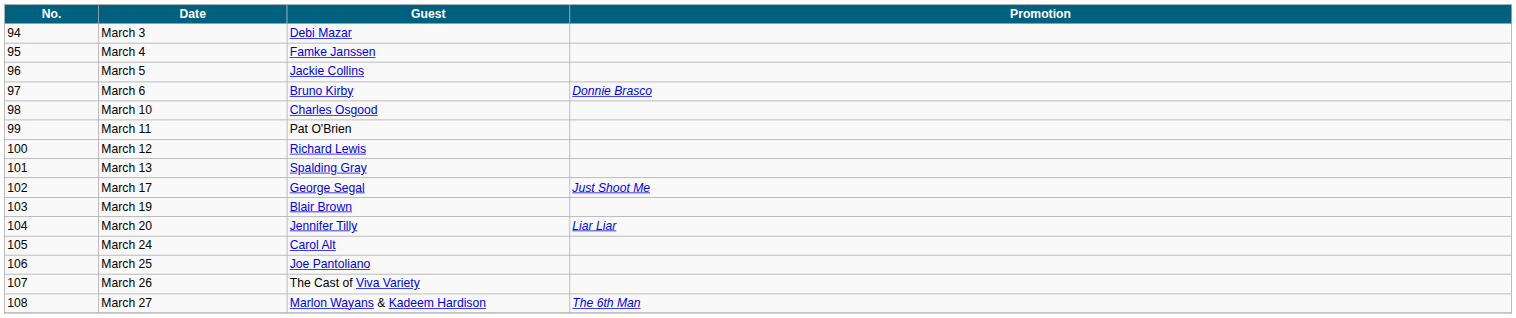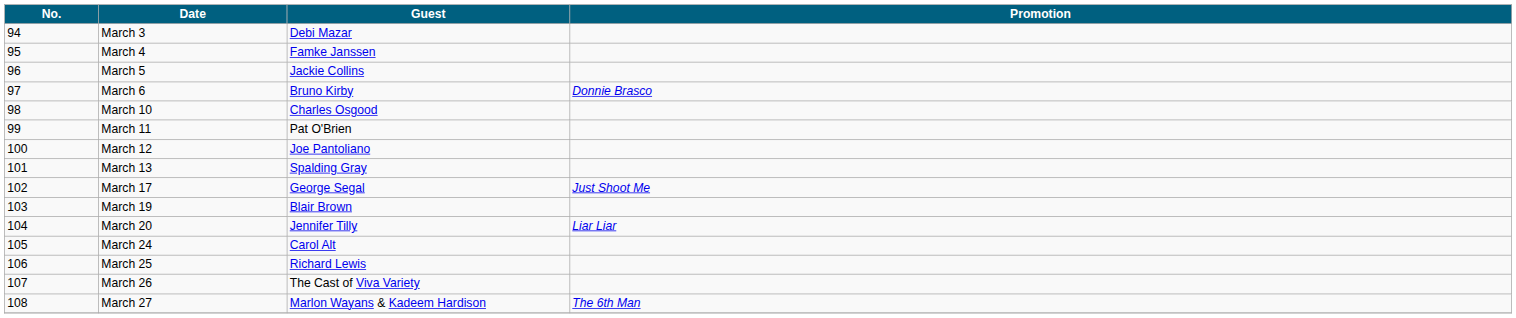(328, 149) Richard Lewis -> (330, 149) Joe Pantoliano
(330, 264) Joe Pantoliano -> (328, 264) Richard Lewis
